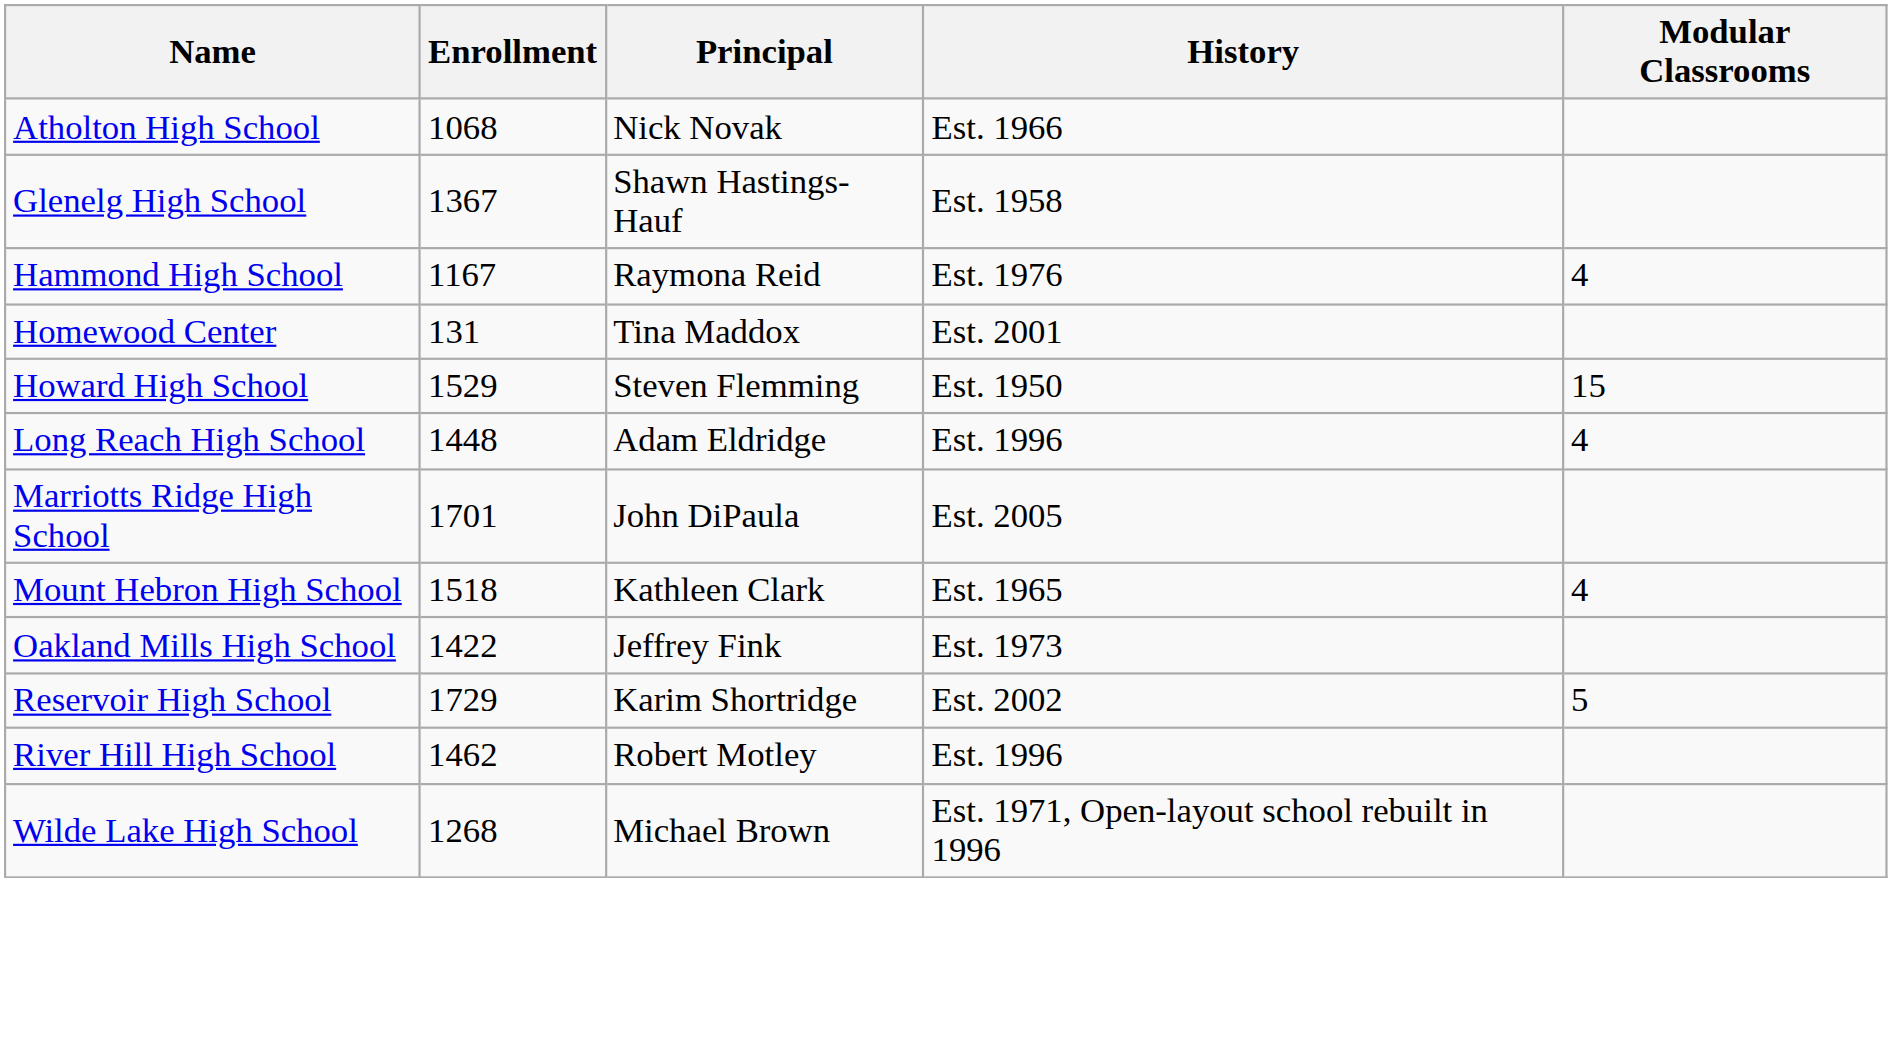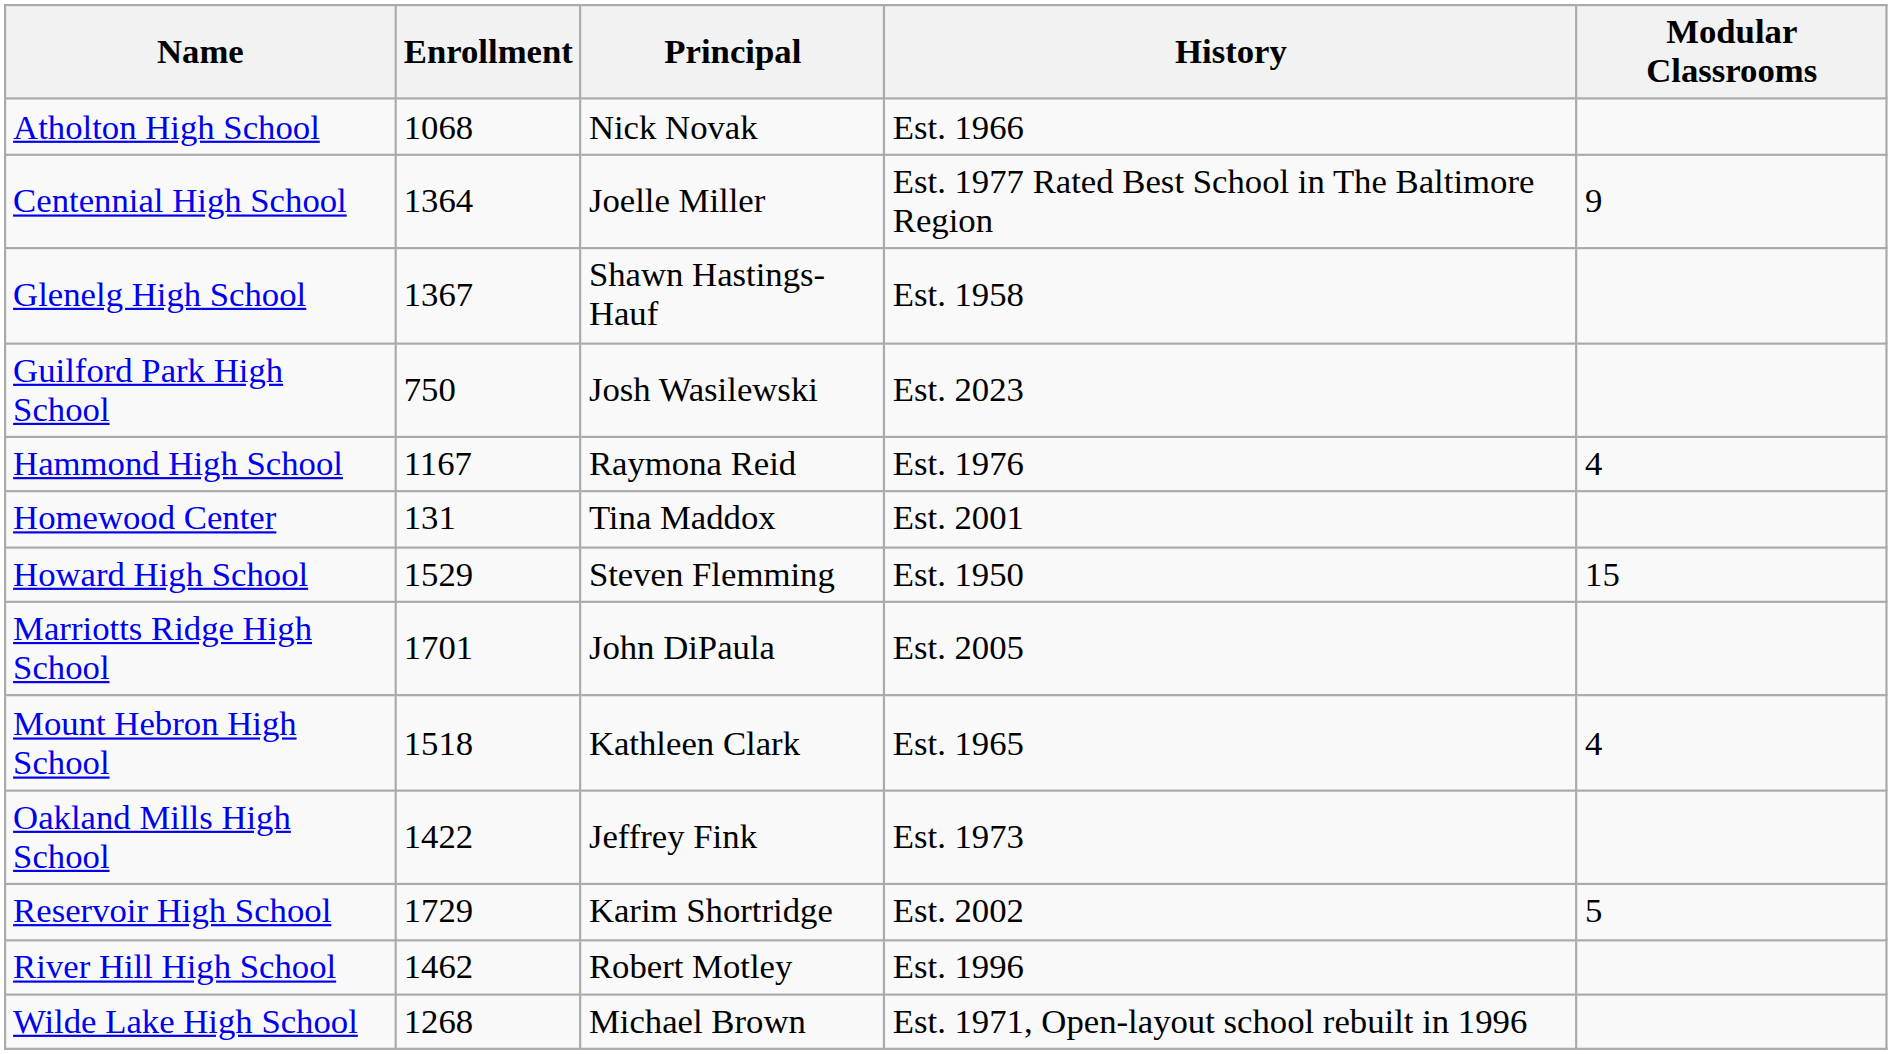+ row: (180, 200)
+ row: (148, 388)
- row: (189, 440)
